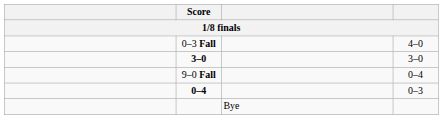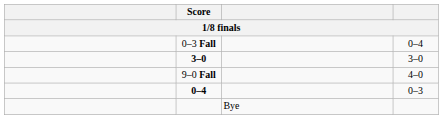(416, 43) 4–0 -> (416, 43) 0–4
(416, 75) 0–4 -> (416, 75) 4–0
